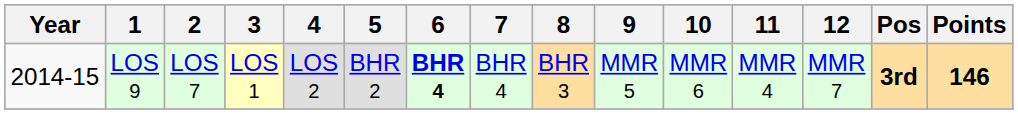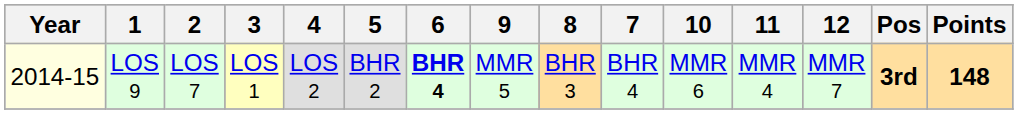columns swapped: (501, 24) <-> (629, 24)
(55, 76) no background -> (55, 76) lightyellow background
(969, 76) 146 -> (969, 76) 148
